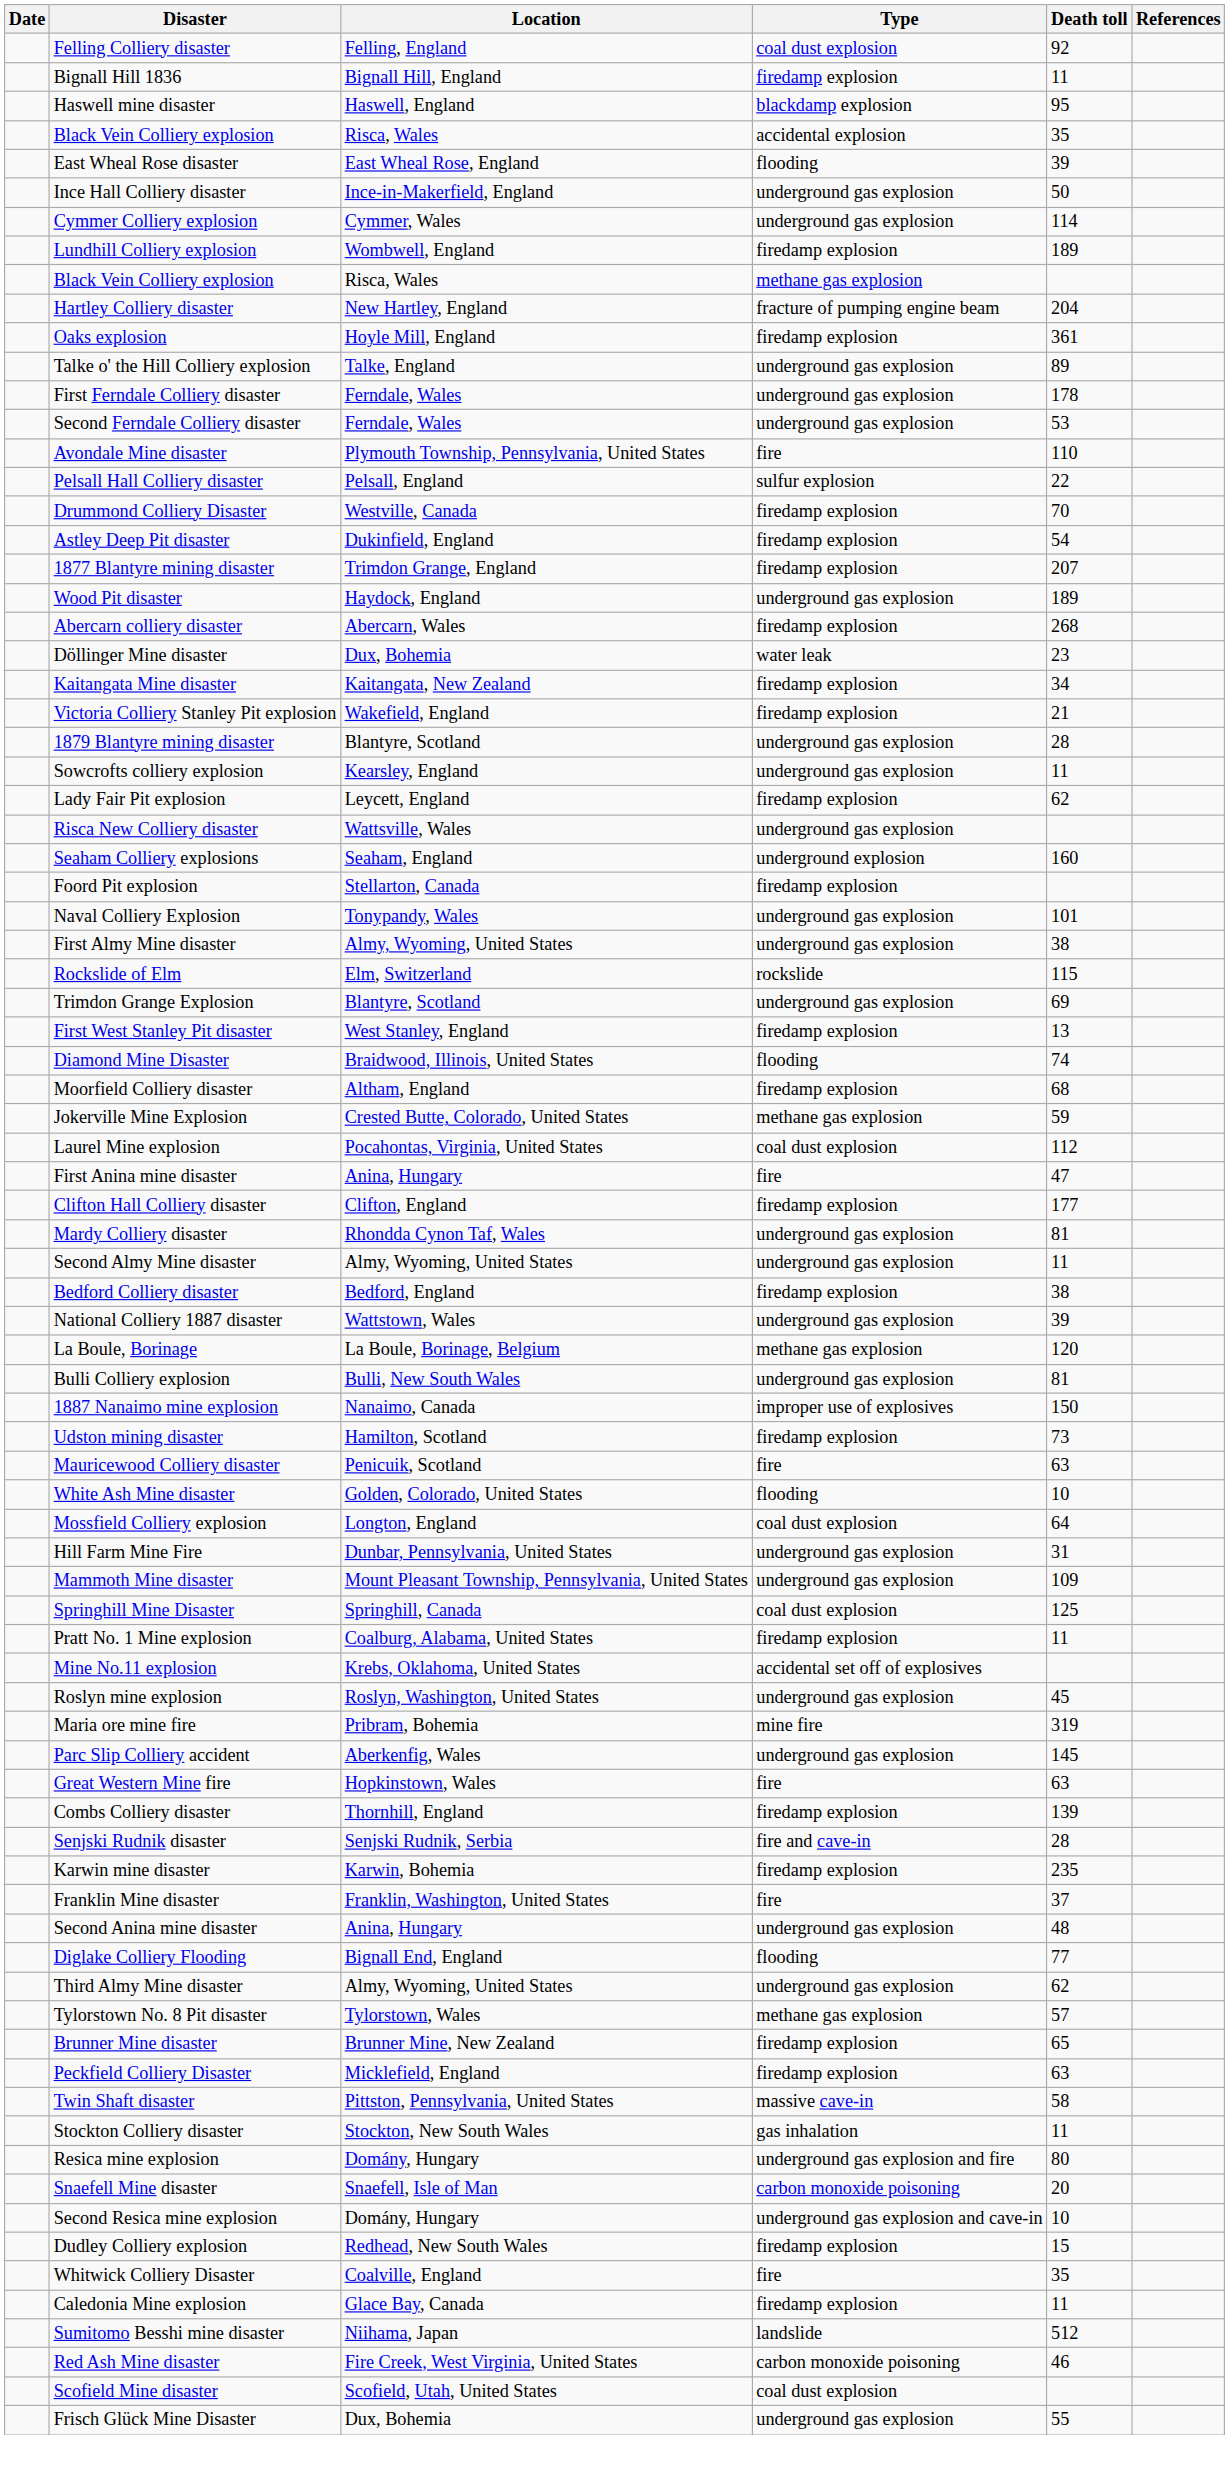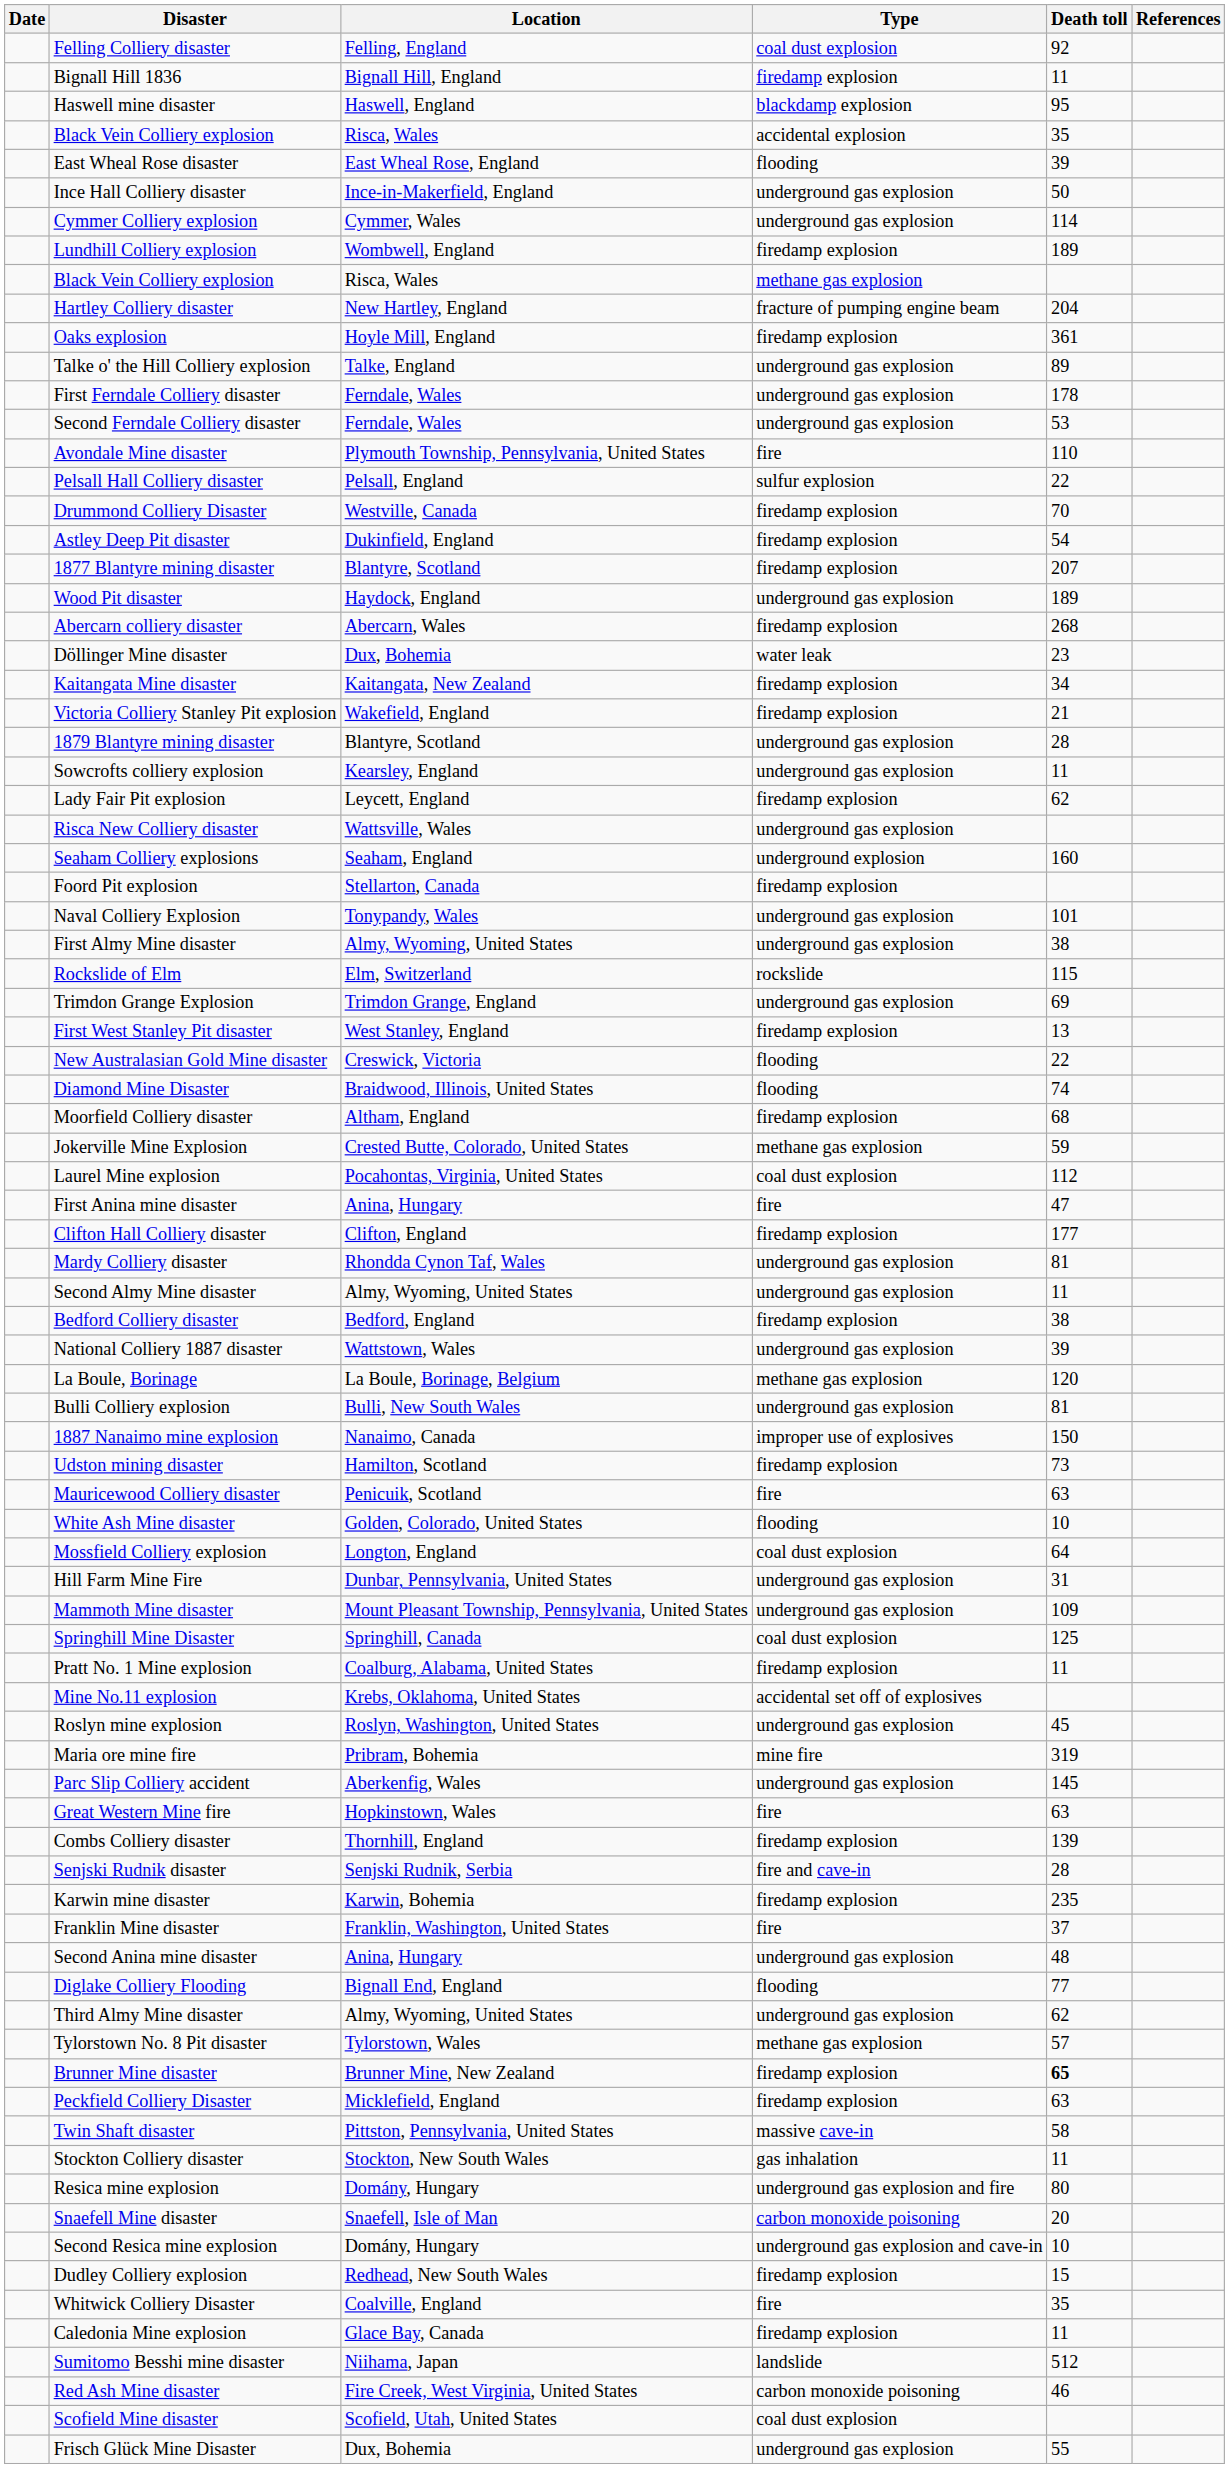(440, 568) Trimdon Grange, England -> (413, 568) Blantyre, Scotland
(413, 1002) Blantyre, Scotland -> (440, 1002) Trimdon Grange, England
+ row: (190, 1060)
(1060, 2043) normal -> (1060, 2072) bold
